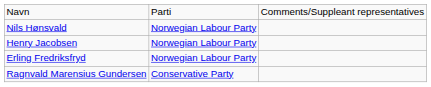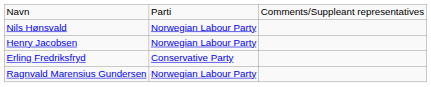(204, 58) Norwegian Labour Party -> (192, 58) Conservative Party
(192, 74) Conservative Party -> (204, 74) Norwegian Labour Party
